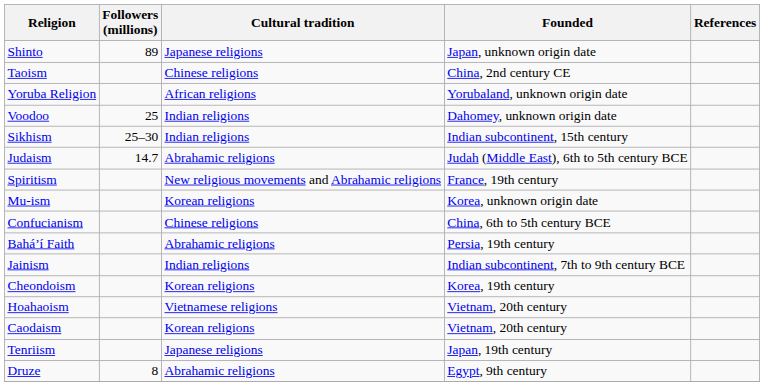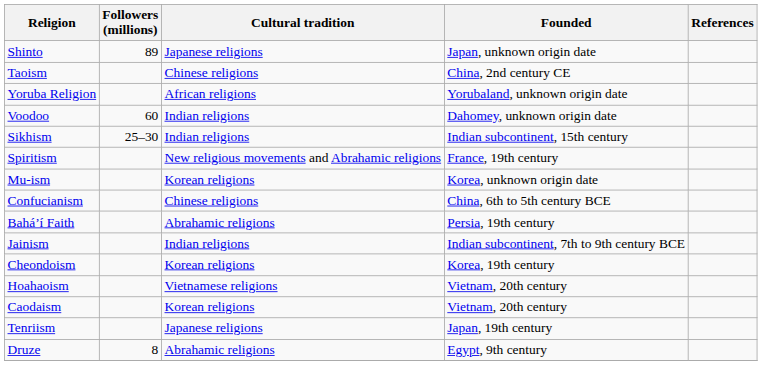(152, 115) 25 -> (152, 115) 60
- row: (30, 158)
